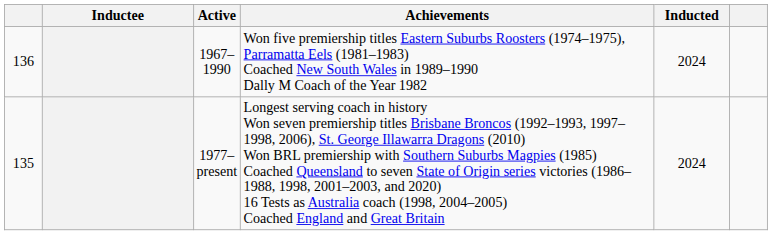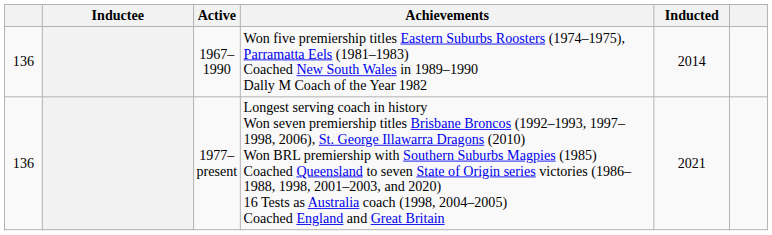(692, 61) 2024 -> (692, 61) 2014
(23, 163) 135 -> (23, 163) 136
(692, 163) 2024 -> (692, 163) 2021
